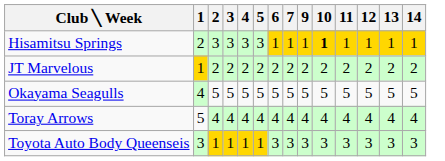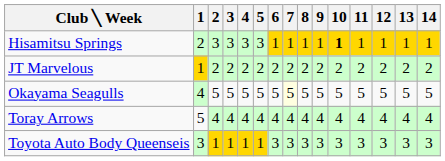+ column: (305, 17)
(290, 93) no background -> (290, 93) lightyellow background
